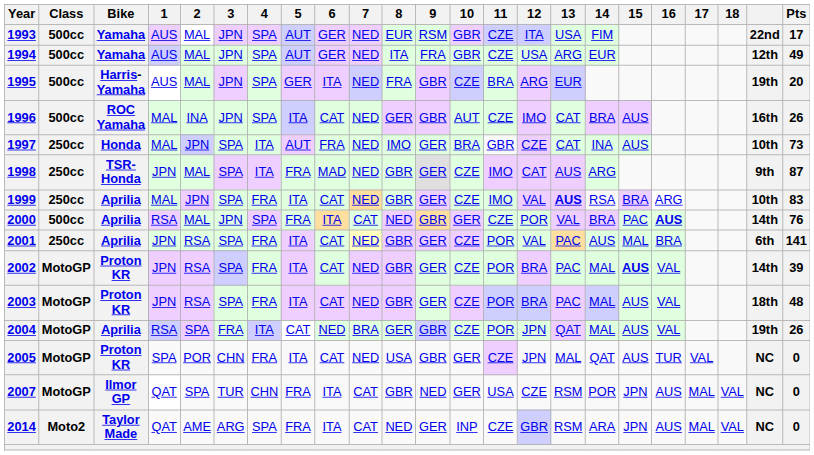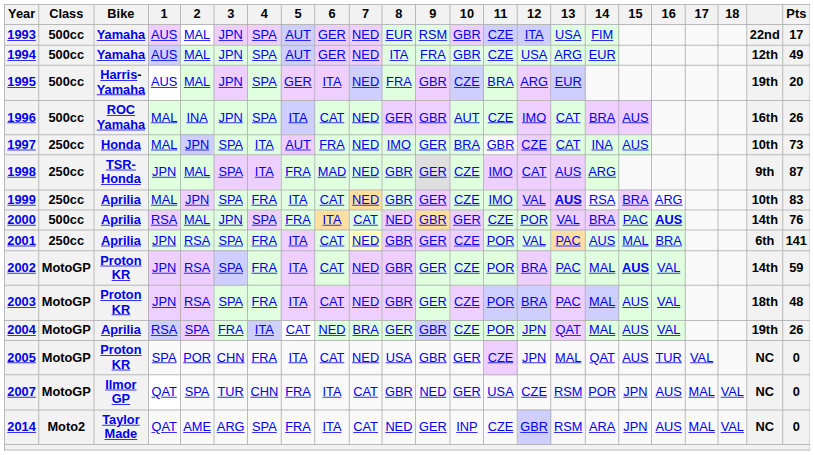(796, 268) 39 -> (796, 268) 59
